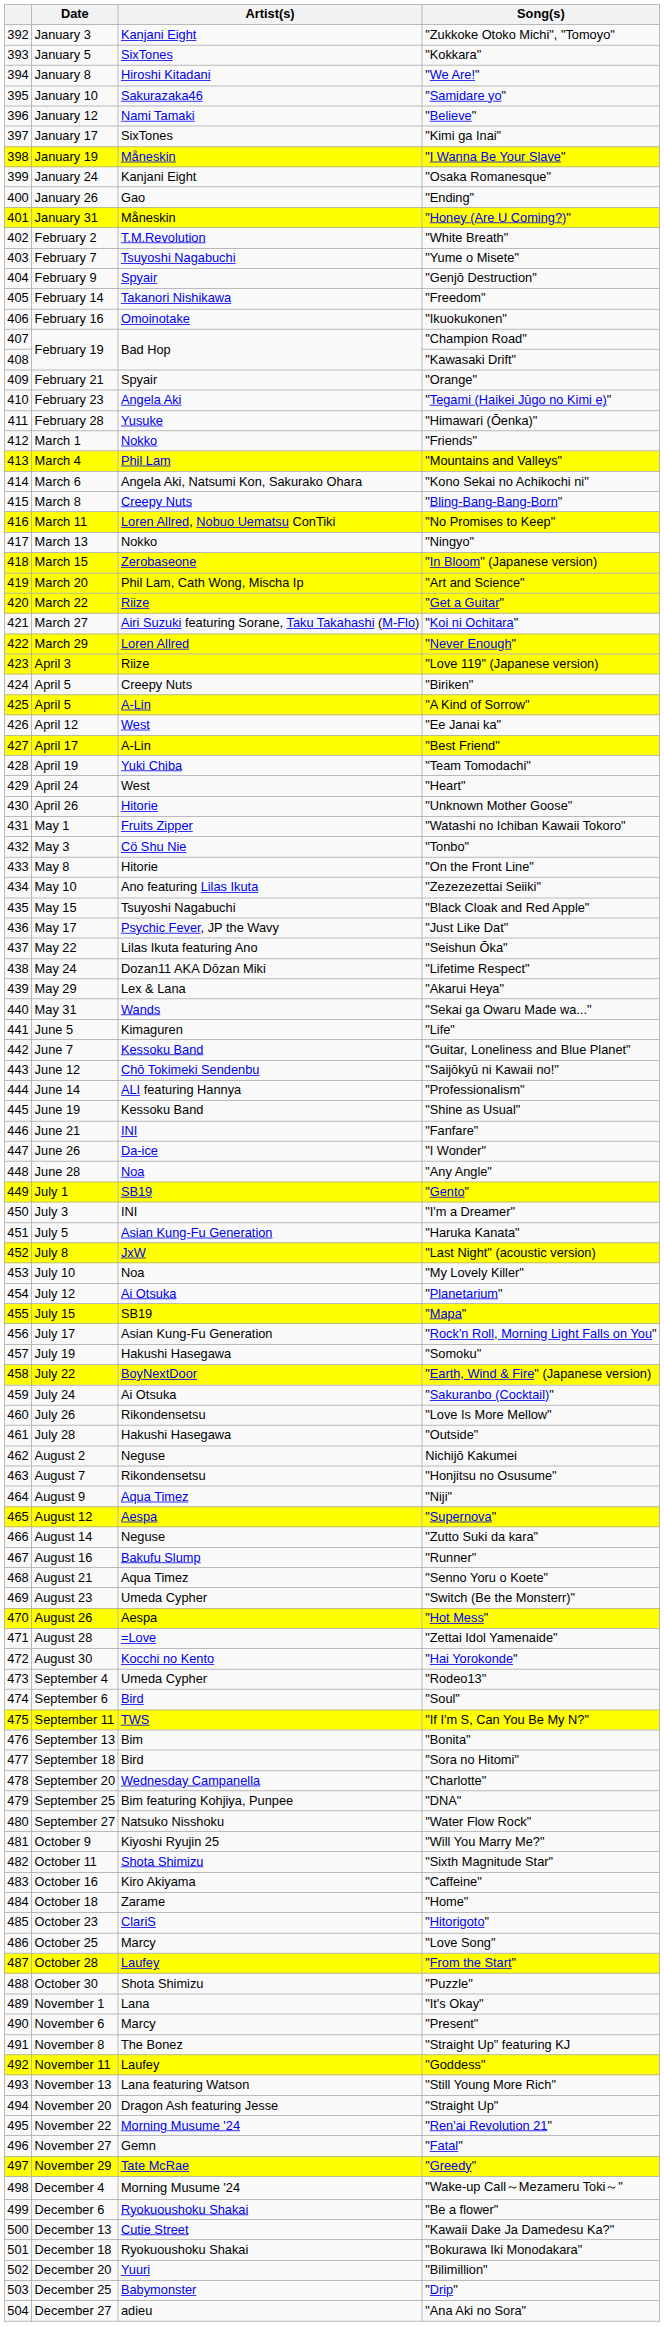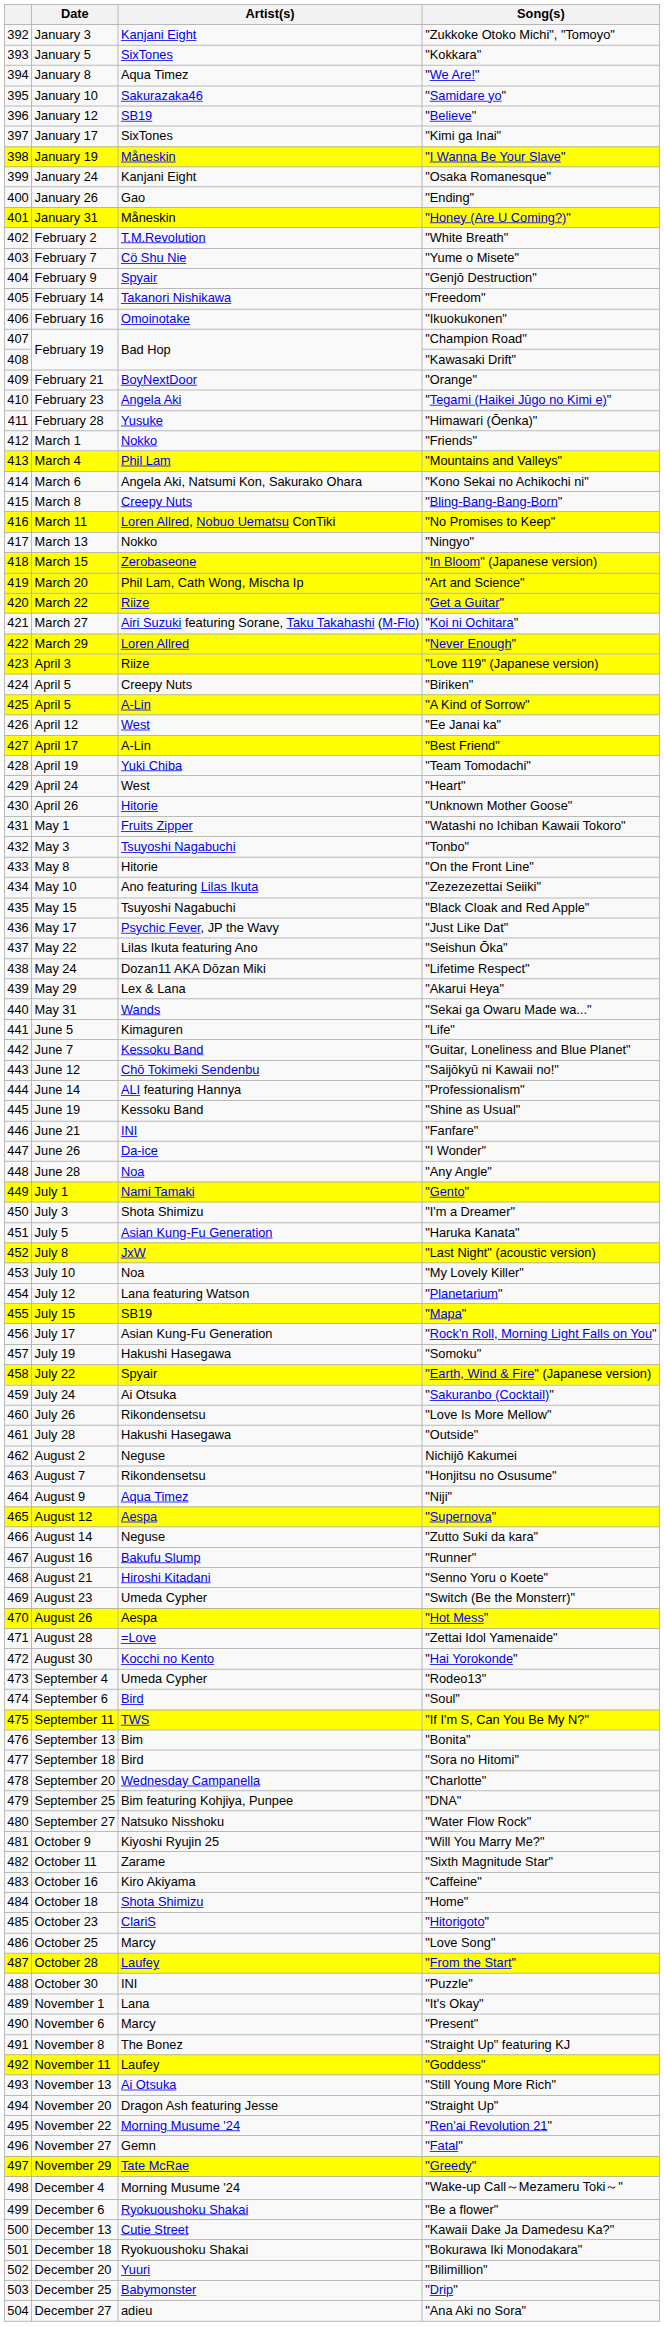(166, 75) Hiroshi Kitadani -> (155, 75) Aqua Timez
(158, 116) Nami Tamaki -> (137, 116) SB19
(178, 258) Tsuyoshi Nagabuchi -> (154, 258) Cö Shu Nie
(139, 380) Spyair -> (159, 380) BoyNextDoor
(154, 846) Cö Shu Nie -> (178, 846) Tsuyoshi Nagabuchi
(137, 1192) SB19 -> (158, 1192) Nami Tamaki
(129, 1212) INI -> (162, 1212) Shota Shimizu
(149, 1293) Ai Otsuka -> (185, 1293) Lana featuring Watson
(159, 1374) BoyNextDoor -> (139, 1374) Spyair
(155, 1577) Aqua Timez -> (166, 1577) Hiroshi Kitadani
(162, 1861) Shota Shimizu -> (143, 1861) Zarame
(143, 1902) Zarame -> (162, 1902) Shota Shimizu
(162, 1983) Shota Shimizu -> (129, 1983) INI
(185, 2085) Lana featuring Watson -> (149, 2085) Ai Otsuka
